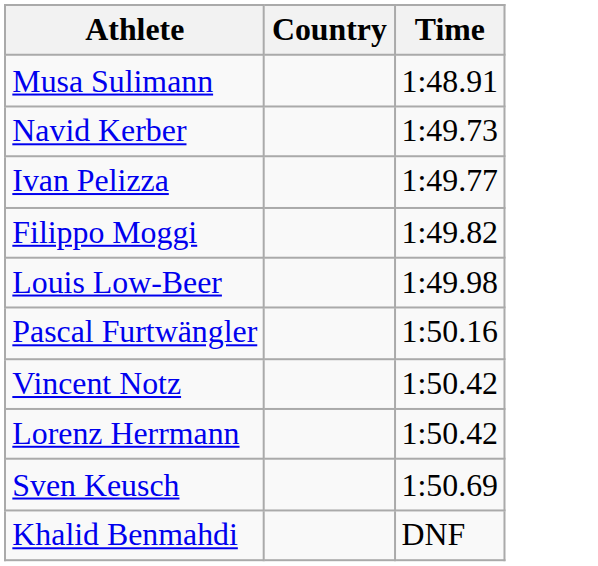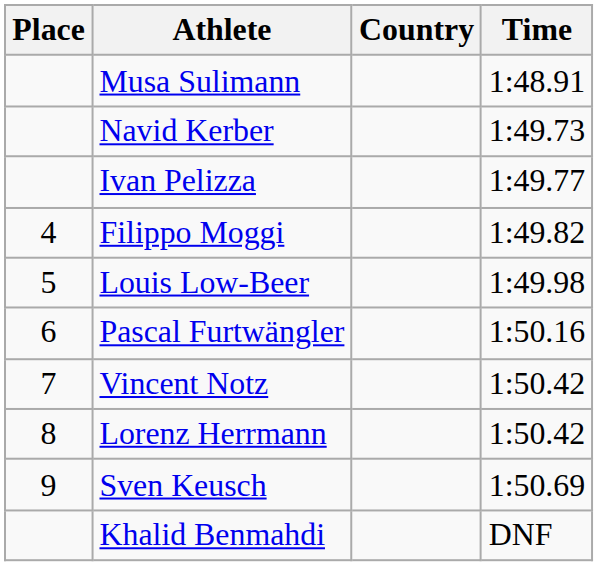+ column: (49, 29)
